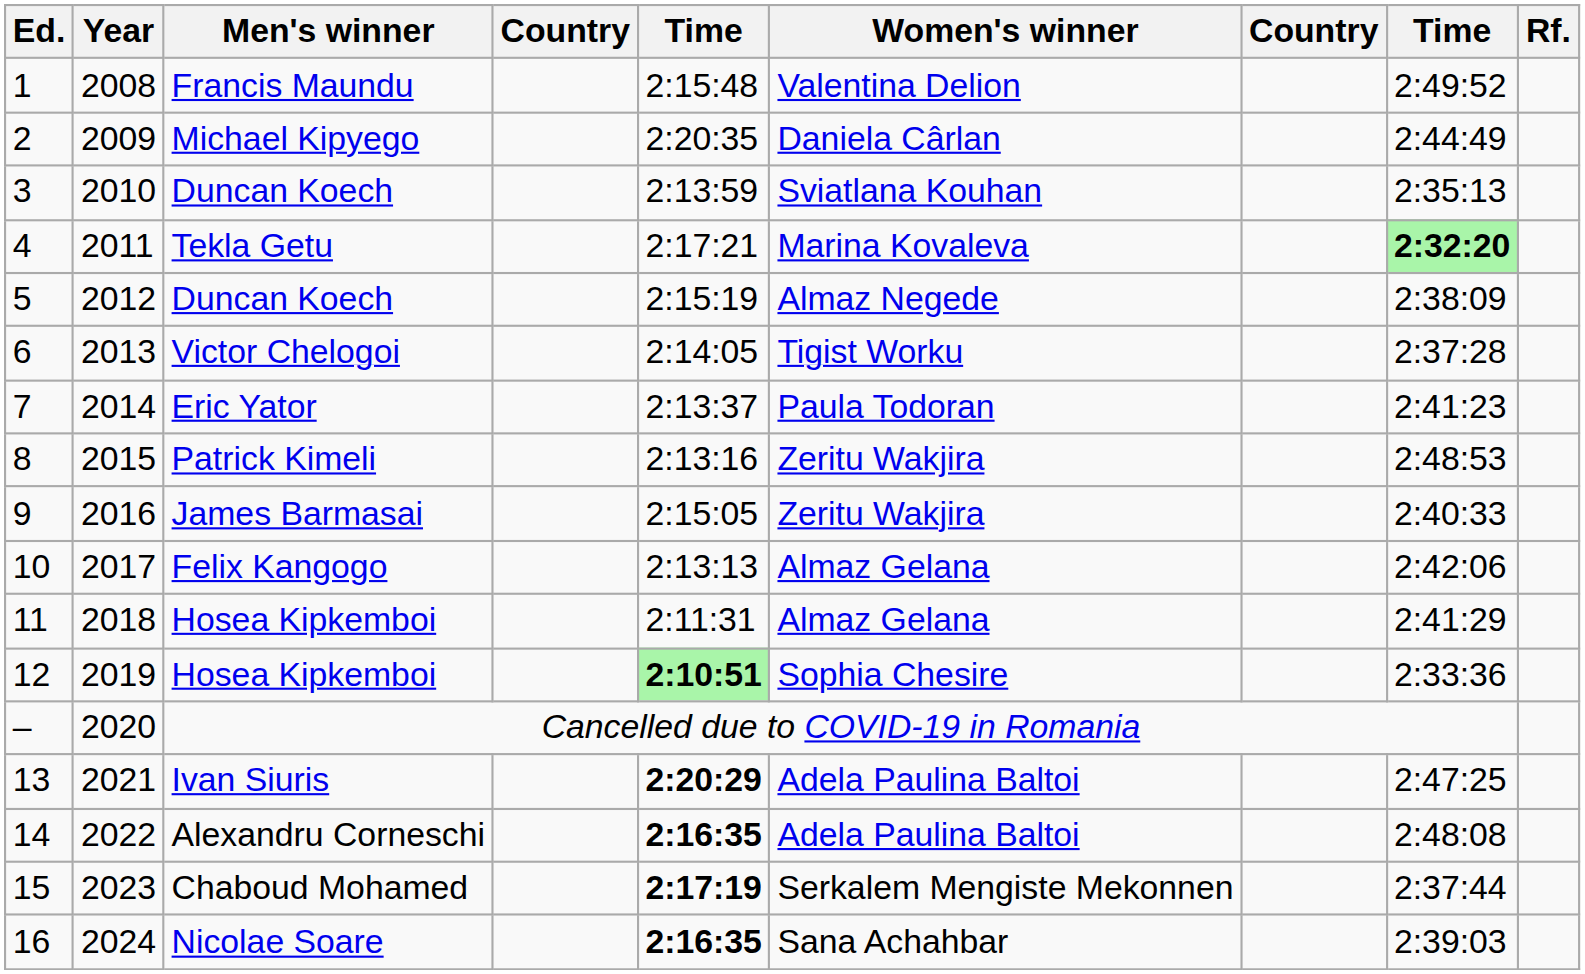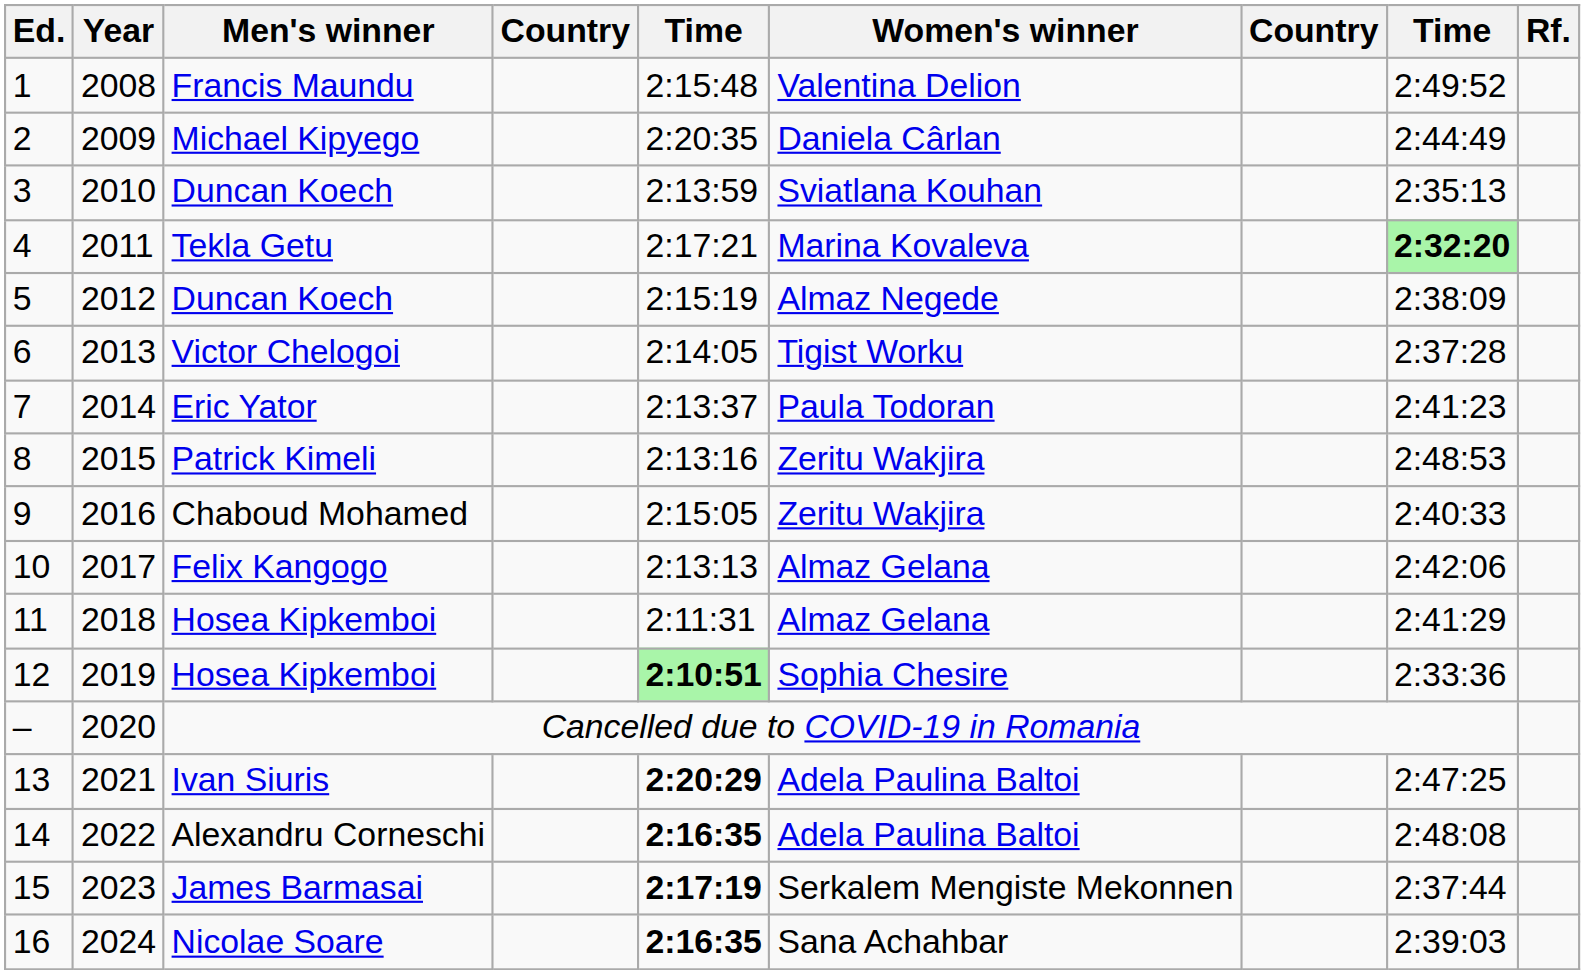(297, 513) James Barmasai -> (320, 513) Chaboud Mohamed
(320, 887) Chaboud Mohamed -> (297, 887) James Barmasai
